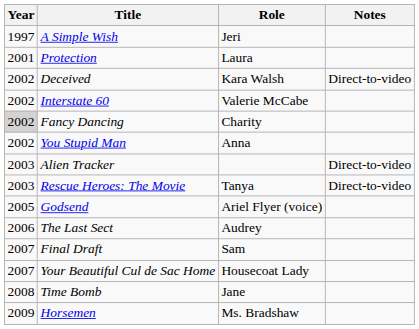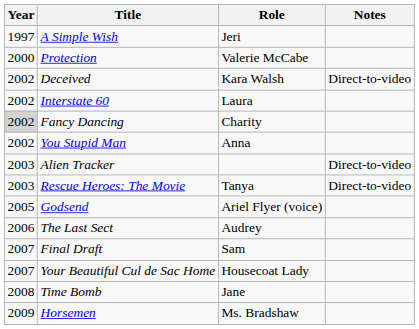(21, 57) 2001 -> (21, 57) 2000
(237, 57) Laura -> (265, 57) Valerie McCabe
(265, 100) Valerie McCabe -> (237, 100) Laura
